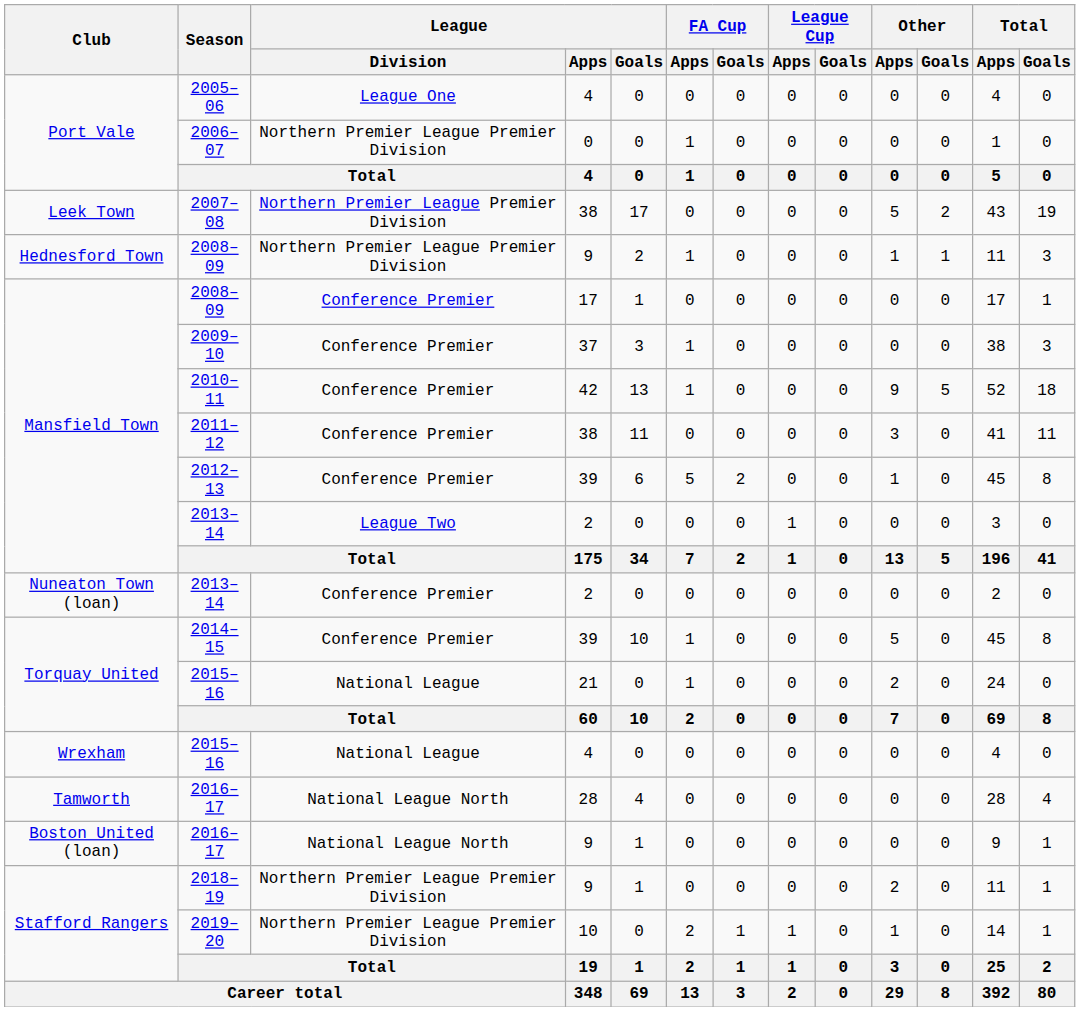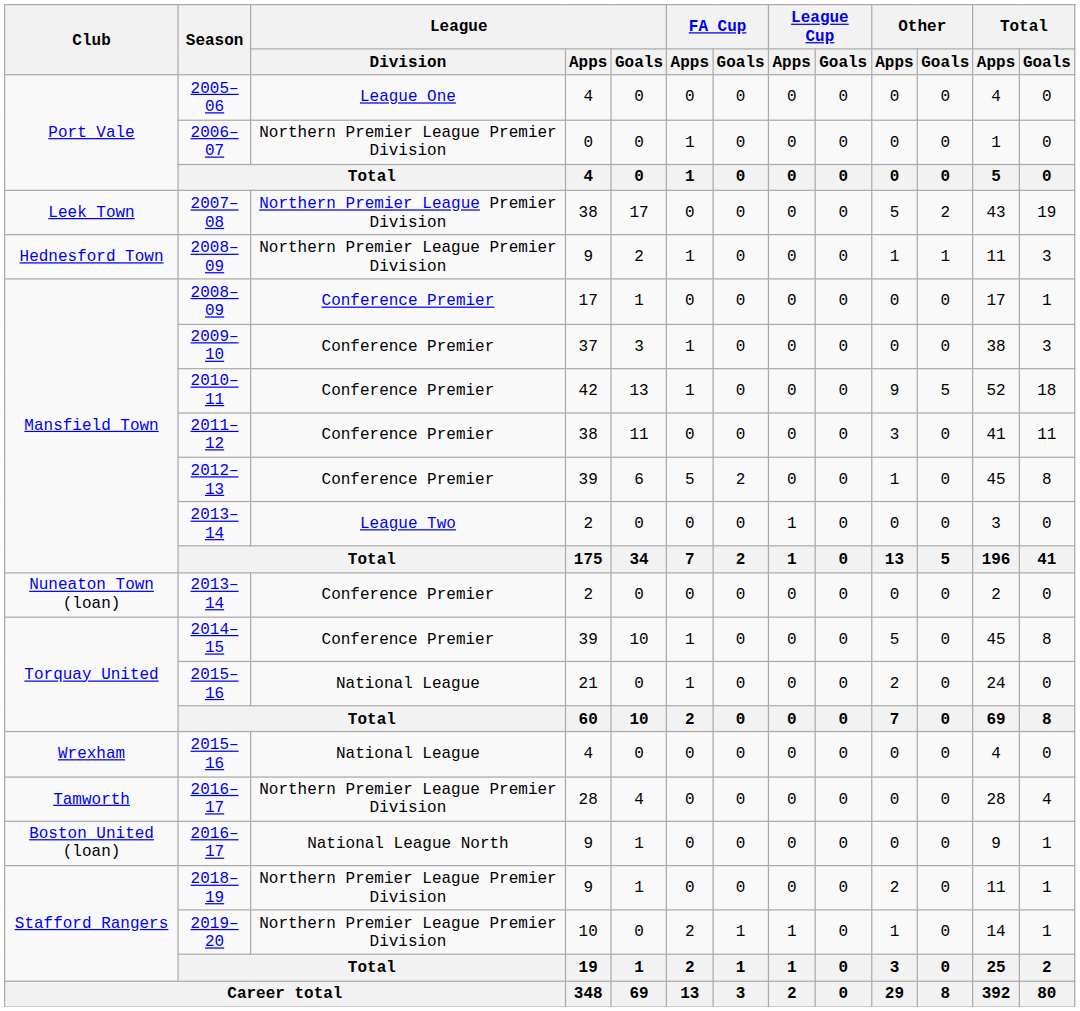(408, 799) National League North -> (408, 799) Northern Premier League Premier Division
